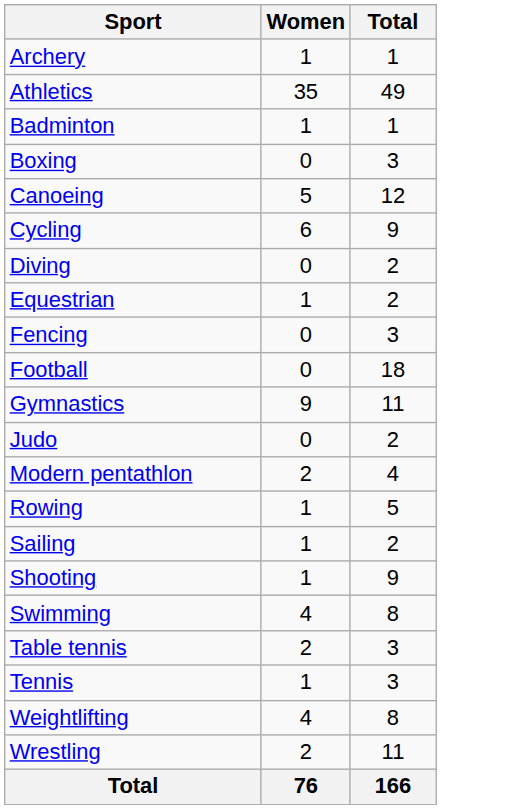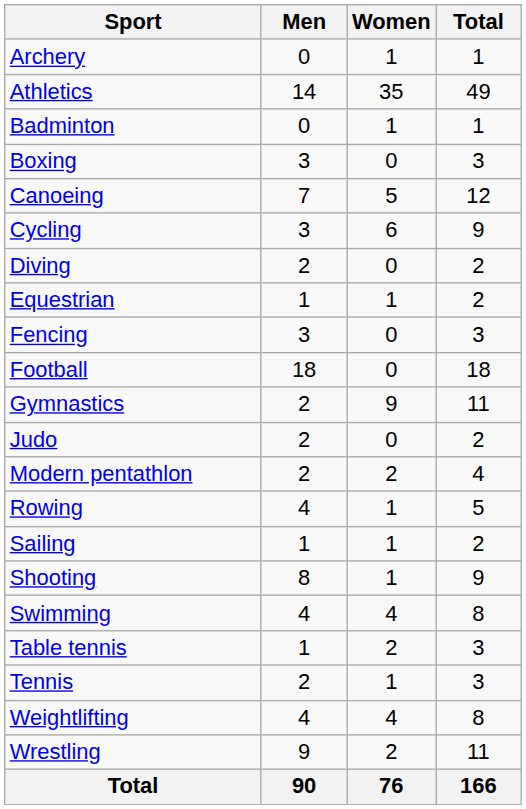+ column: (304, 21)
